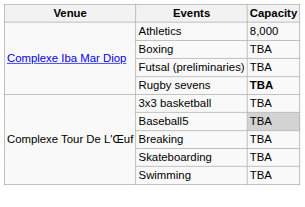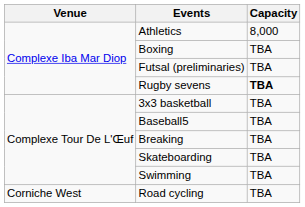(261, 121) lightgrey background -> (261, 121) no background
+ row: (171, 193)
